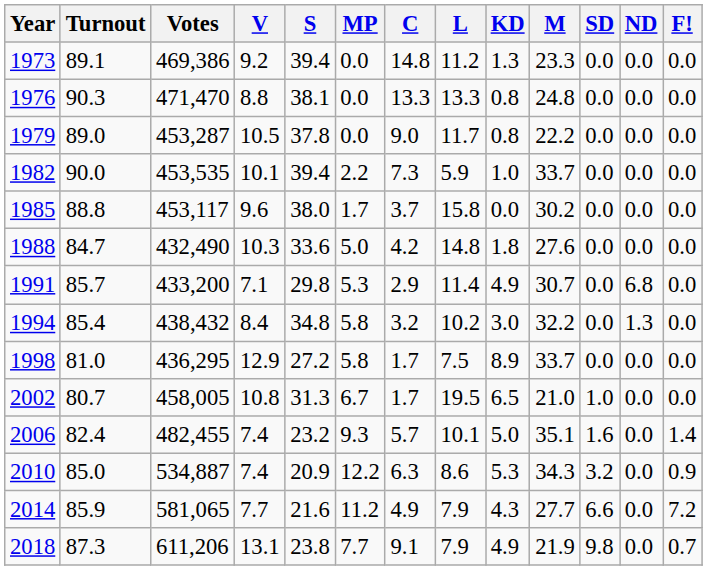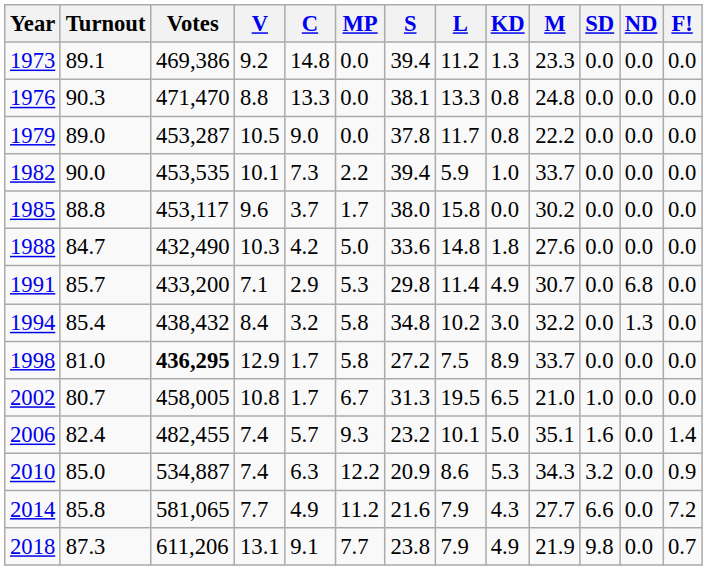columns swapped: (310, 23) <-> (410, 23)
(193, 359) normal -> (193, 359) bold
(86, 508) 85.9 -> (86, 508) 85.8
